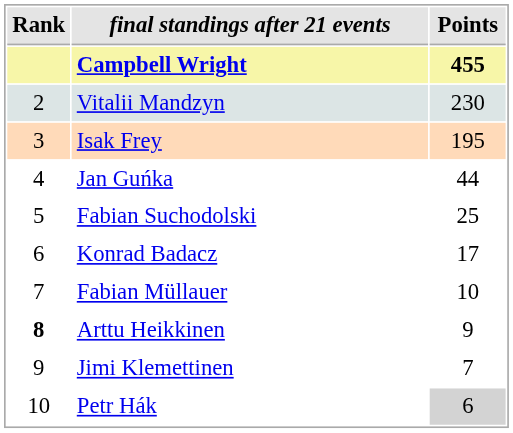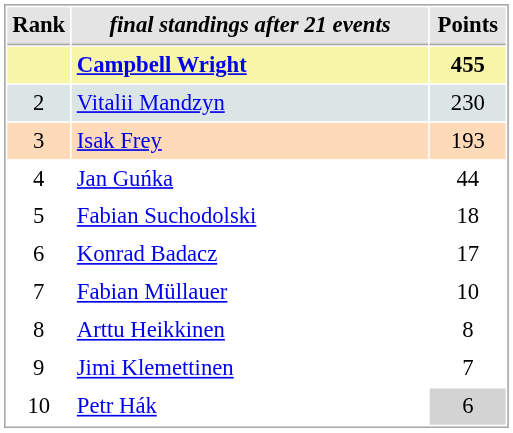(468, 140) 195 -> (468, 140) 193
(468, 216) 25 -> (468, 216) 18
(39, 330) bold -> (39, 330) normal
(468, 330) 9 -> (468, 330) 8
